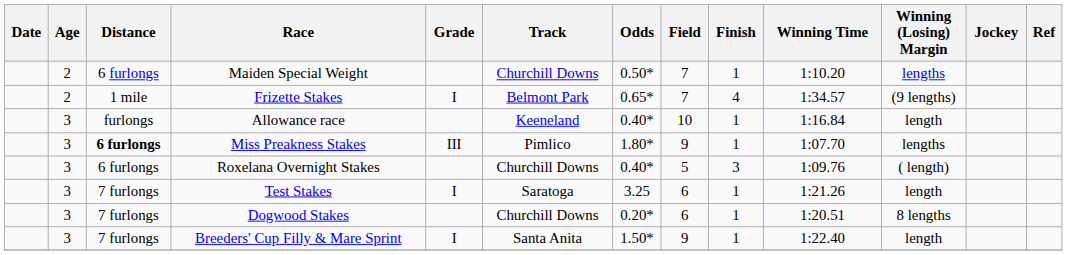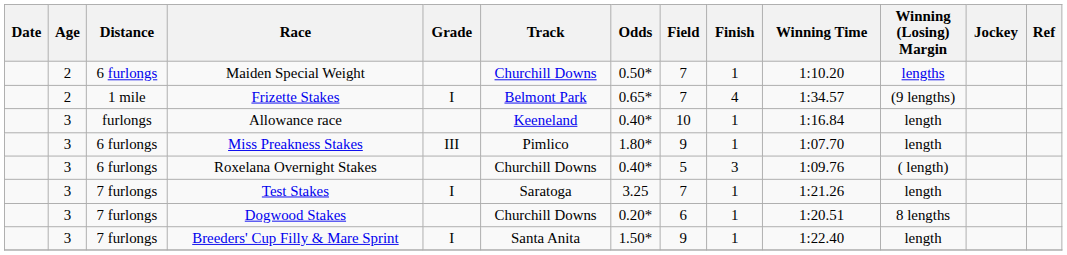(128, 144) bold -> (127, 144) normal
(924, 144) lengths -> (923, 144) length
(685, 191) 6 -> (683, 191) 7
